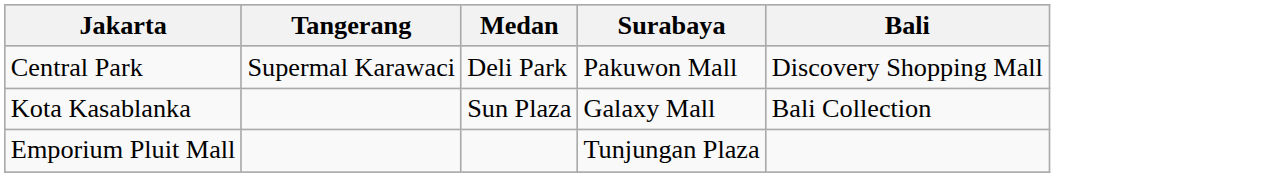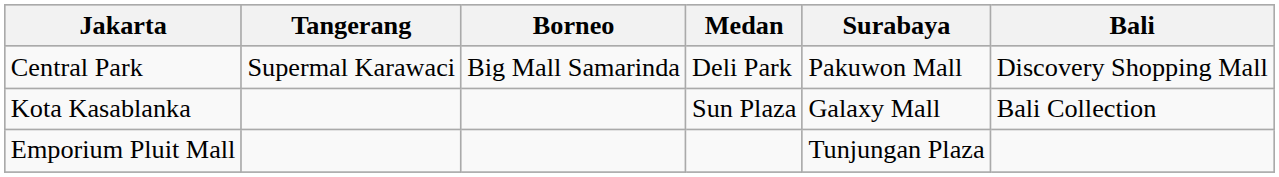+ column: (574, 25)
